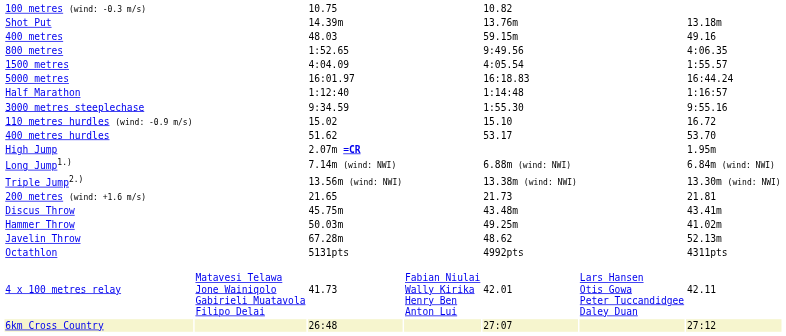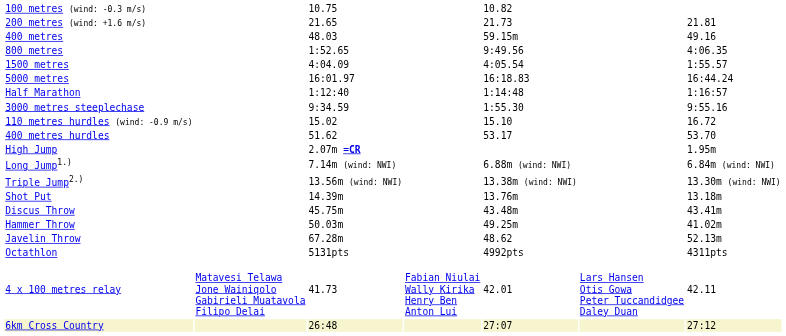rows swapped: (76, 196) <-> (28, 23)
